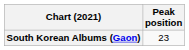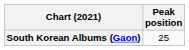(164, 38) 23 -> (164, 38) 25
